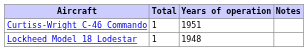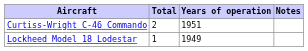(154, 25) 1 -> (154, 25) 2
(191, 40) 1948 -> (191, 40) 1949
